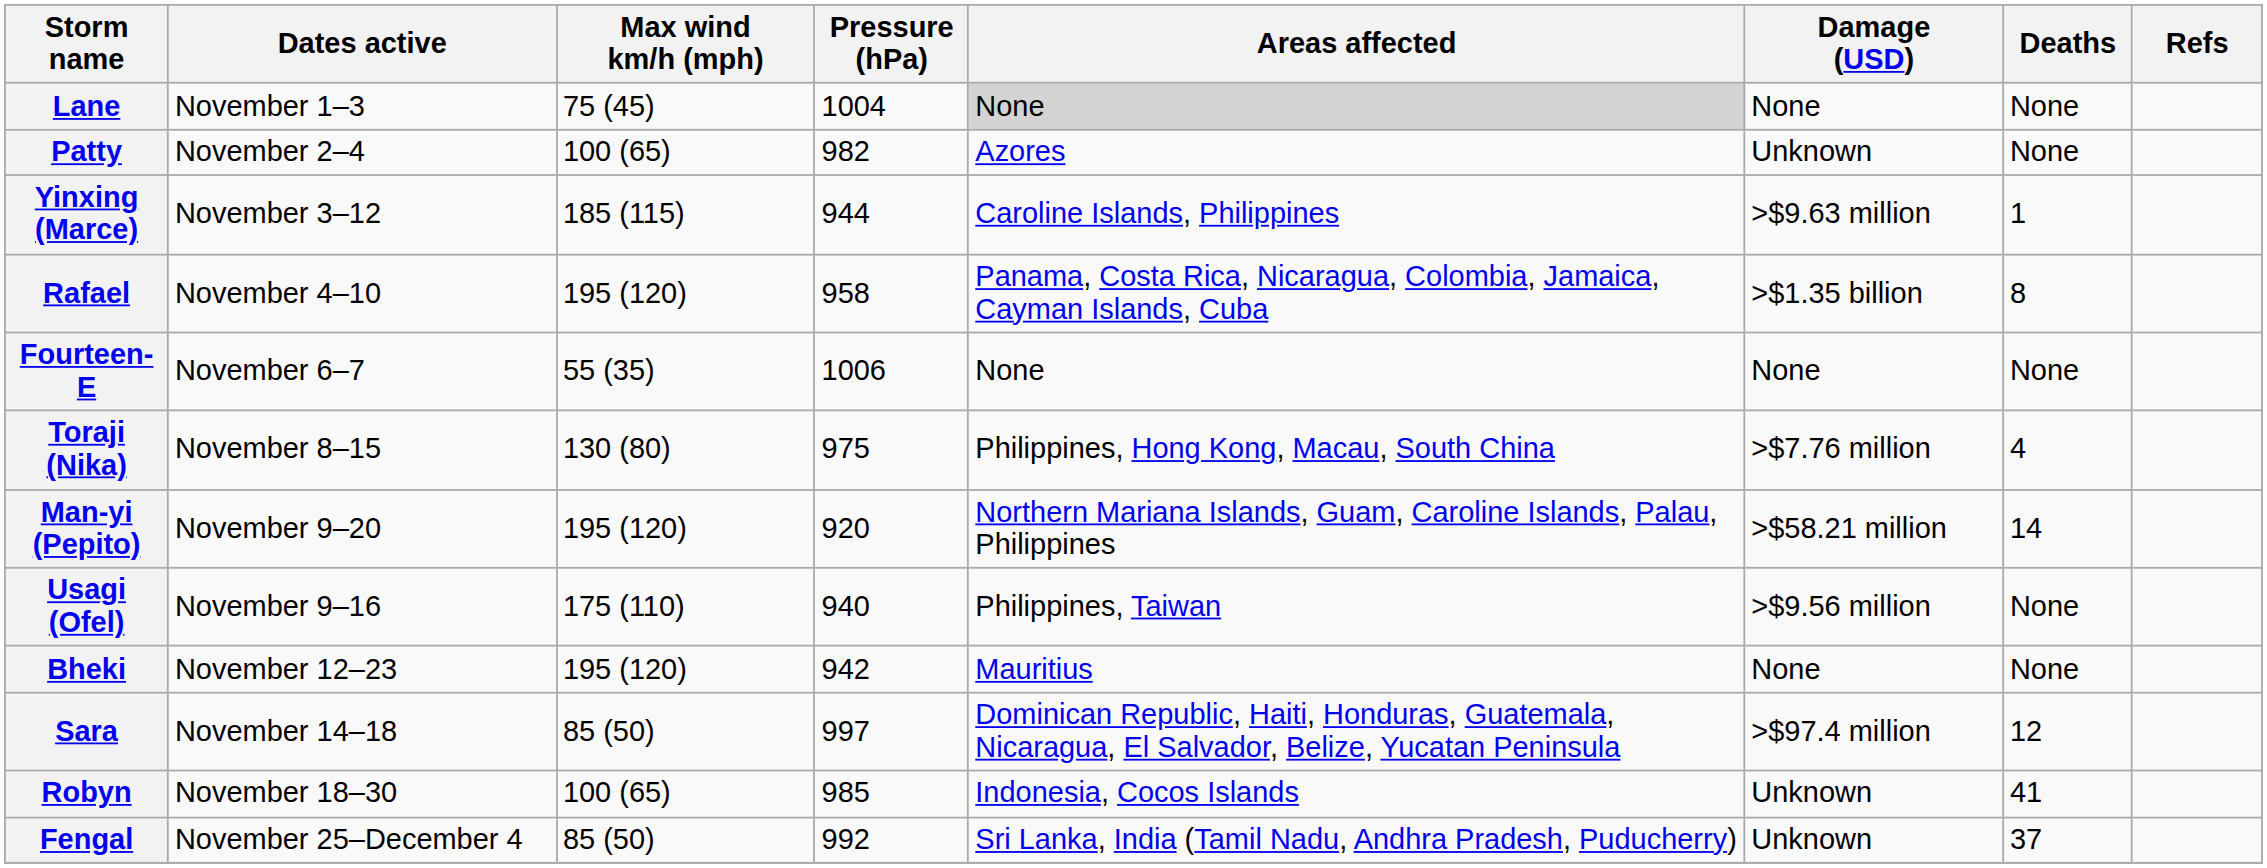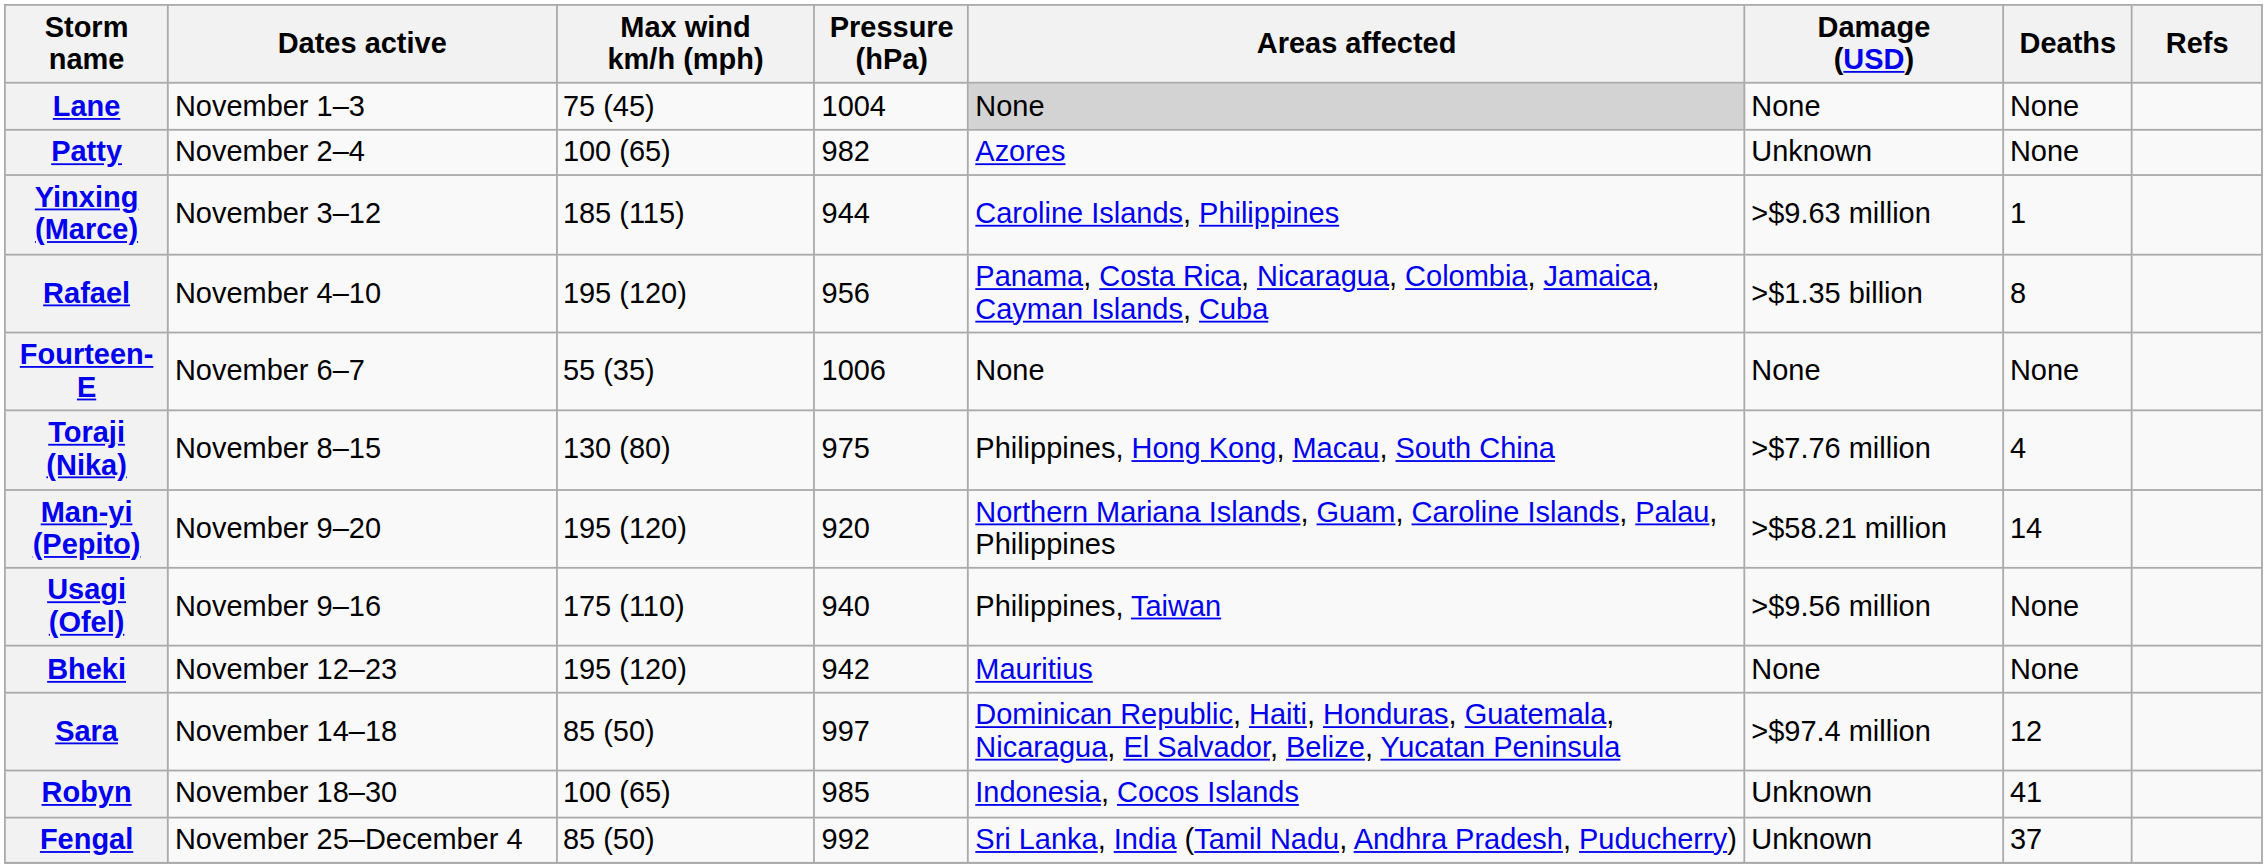(846, 292) 958 -> (846, 292) 956
